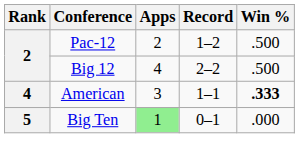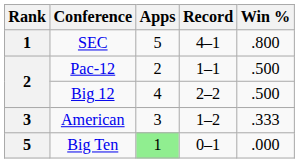+ row: (93, 42)
(208, 42) 1–2 -> (208, 68) 1–1
(27, 94) 4 -> (27, 119) 3
(208, 94) 1–1 -> (208, 119) 1–2
(265, 94) bold -> (265, 119) normal
